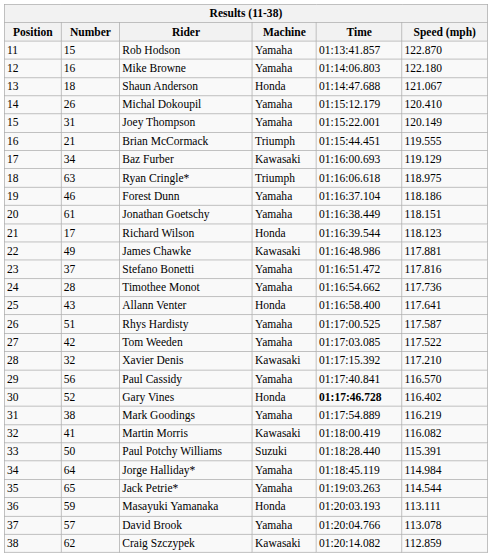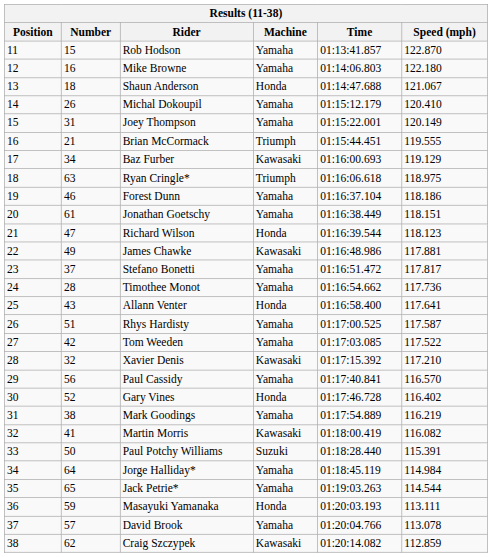(70, 232) 17 -> (70, 232) 47
(423, 269) 117.816 -> (423, 269) 117.817
(350, 397) bold -> (351, 397) normal
